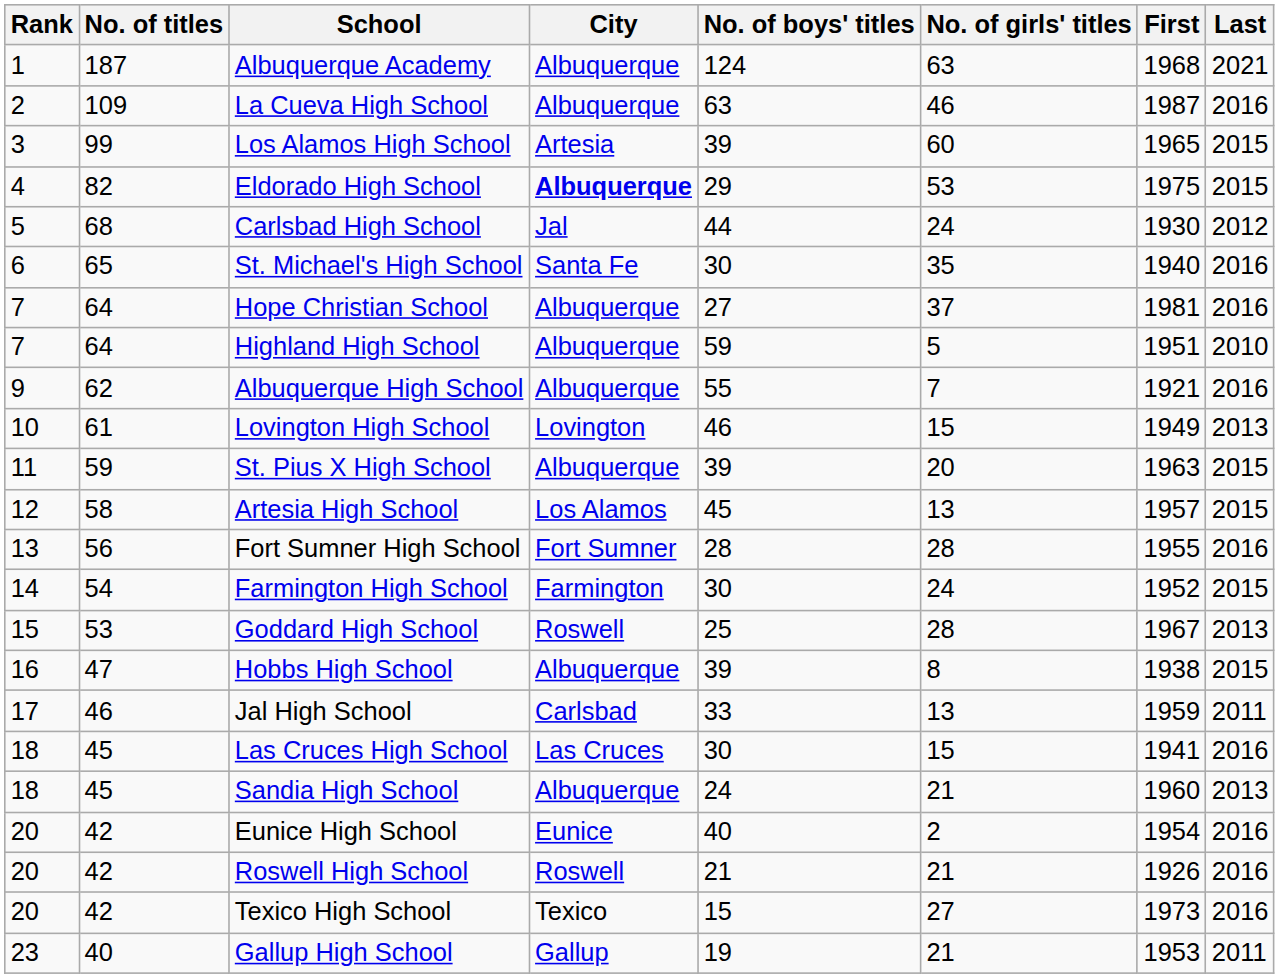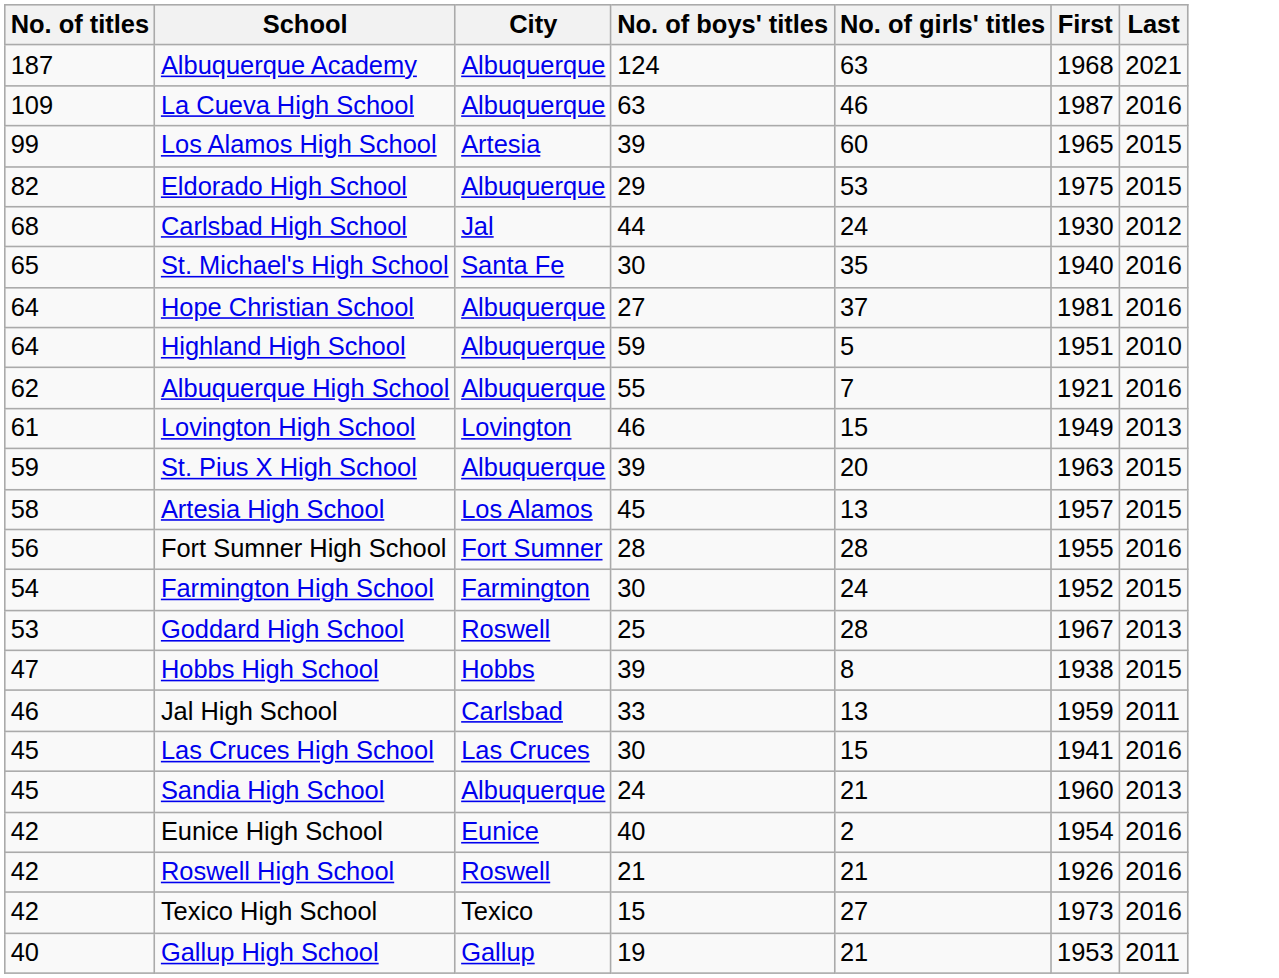- column: (42, 24)
(614, 186) bold -> (533, 186) normal
(607, 670) Albuquerque -> (498, 670) Hobbs
